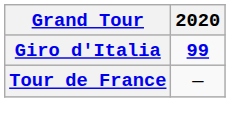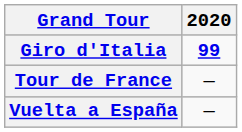+ row: (93, 112)
